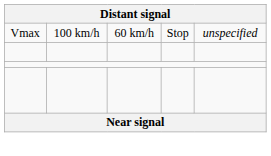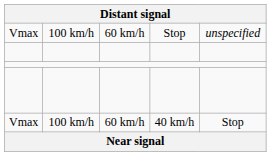+ row: (24, 122)
